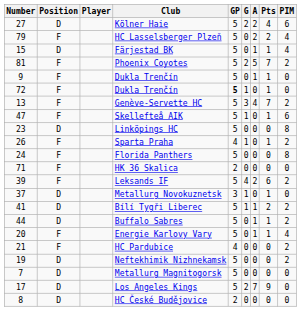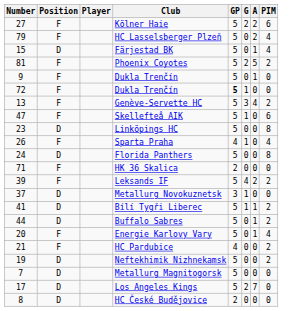- column: (268, 11)
(59, 24) D -> (59, 24) F
(287, 142) 2 -> (268, 142) 4
(59, 155) F -> (59, 155) D
